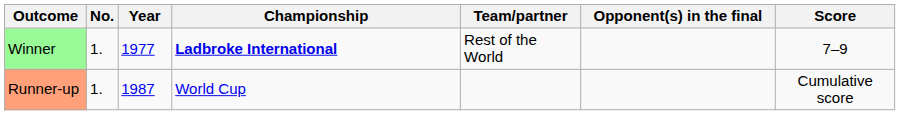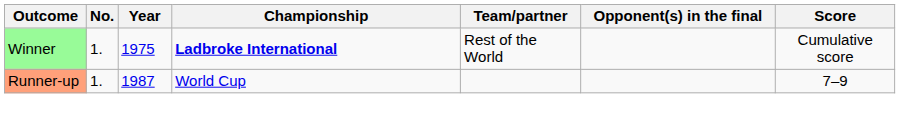(138, 48) 1977 -> (138, 48) 1975
(835, 48) 7–9 -> (835, 48) Cumulative score
(835, 89) Cumulative score -> (835, 81) 7–9
